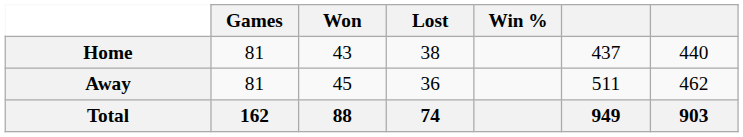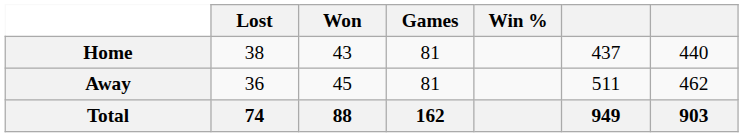columns swapped: (254, 20) <-> (430, 20)
